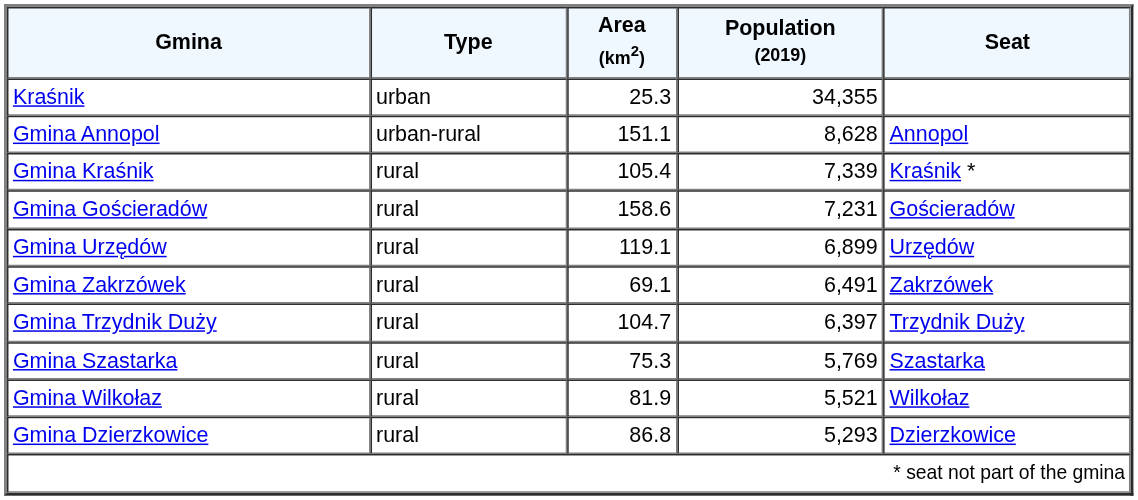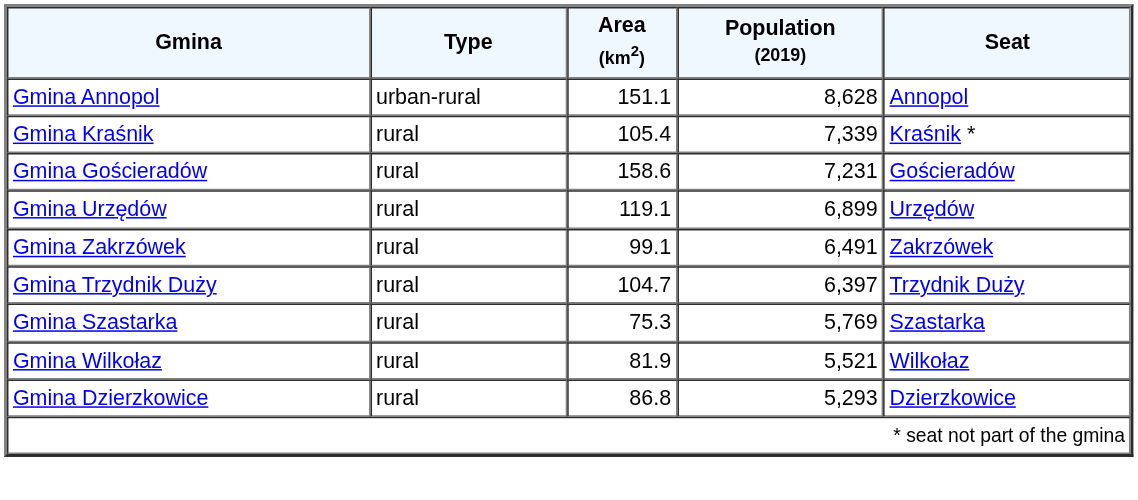- row: (49, 96)
(650, 284) 69.1 -> (650, 246) 99.1
